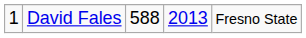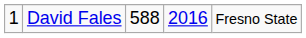(188, 18) 2013 -> (188, 18) 2016
